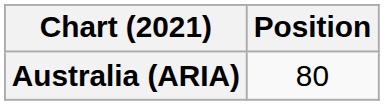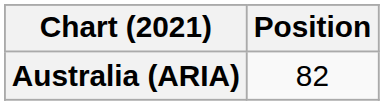(312, 75) 80 -> (312, 75) 82
